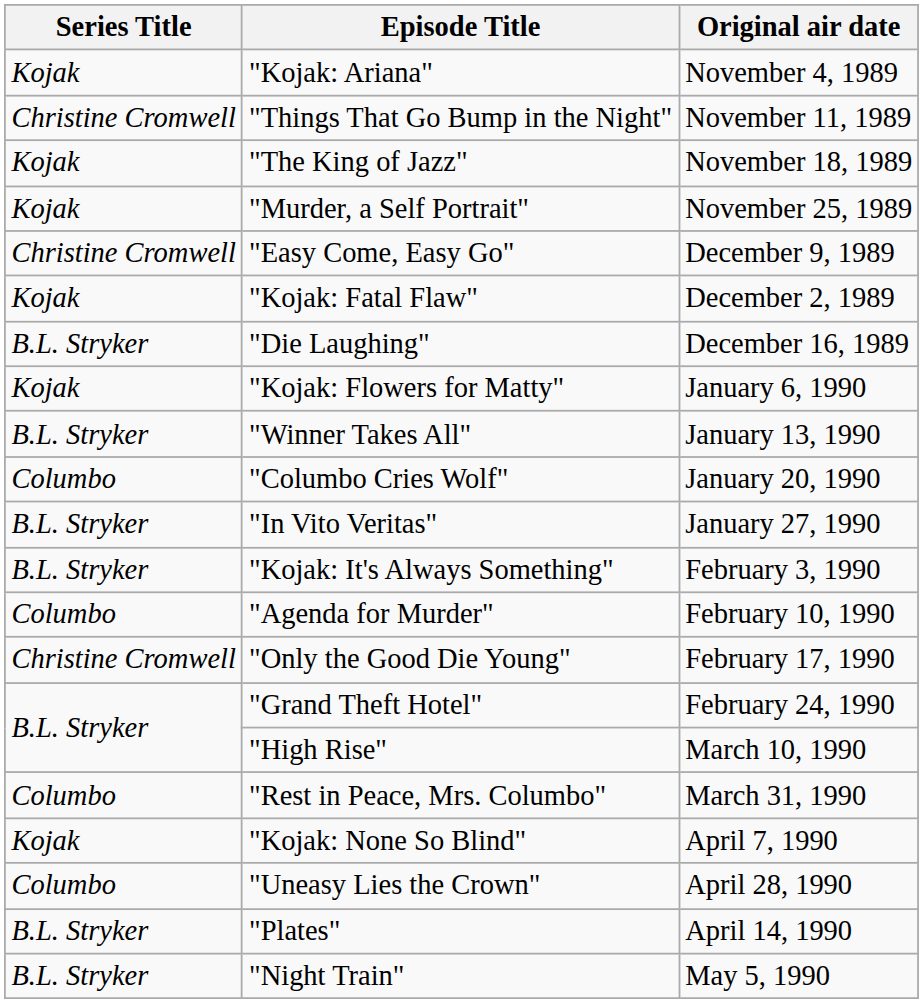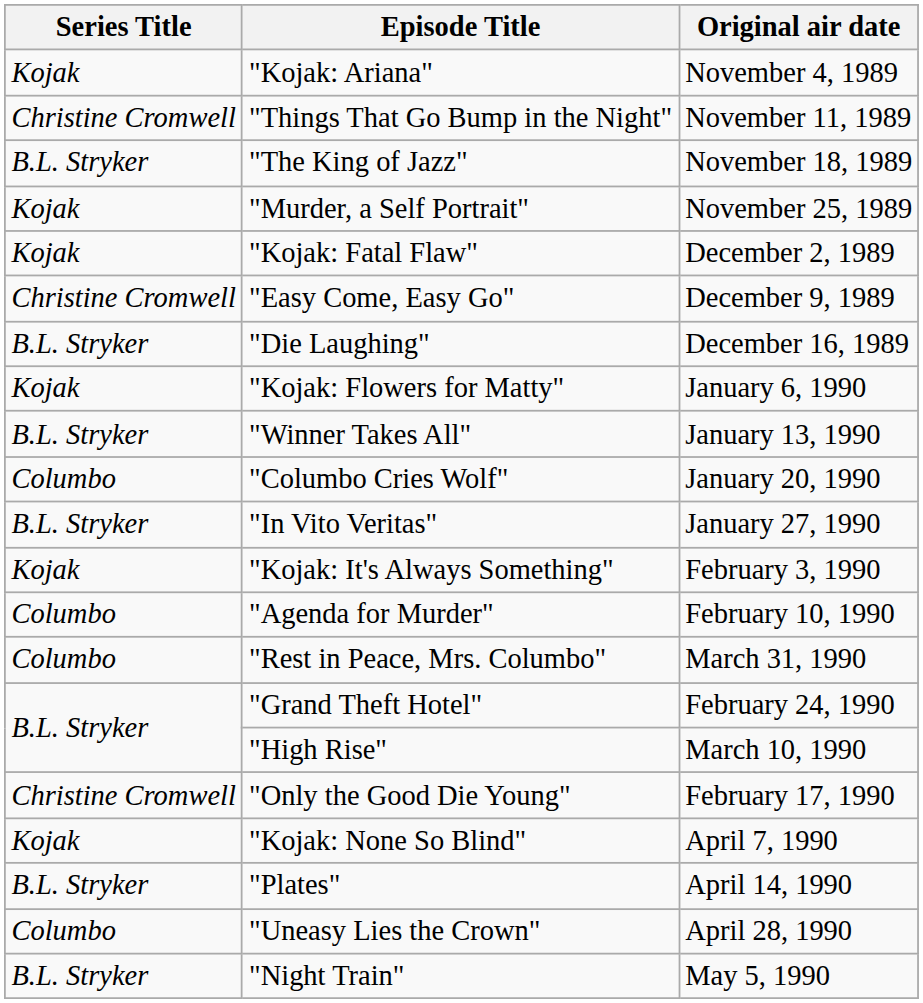(45, 162) Kojak -> (80, 162) B.L. Stryker
rows swapped: (363, 298) <-> (382, 252)
(80, 569) B.L. Stryker -> (45, 569) Kojak
rows swapped: (410, 659) <-> (428, 794)
rows swapped: (295, 930) <-> (395, 885)
